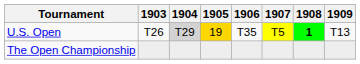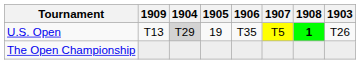columns swapped: (154, 14) <-> (340, 14)
(216, 32) gold background -> (216, 32) no background
